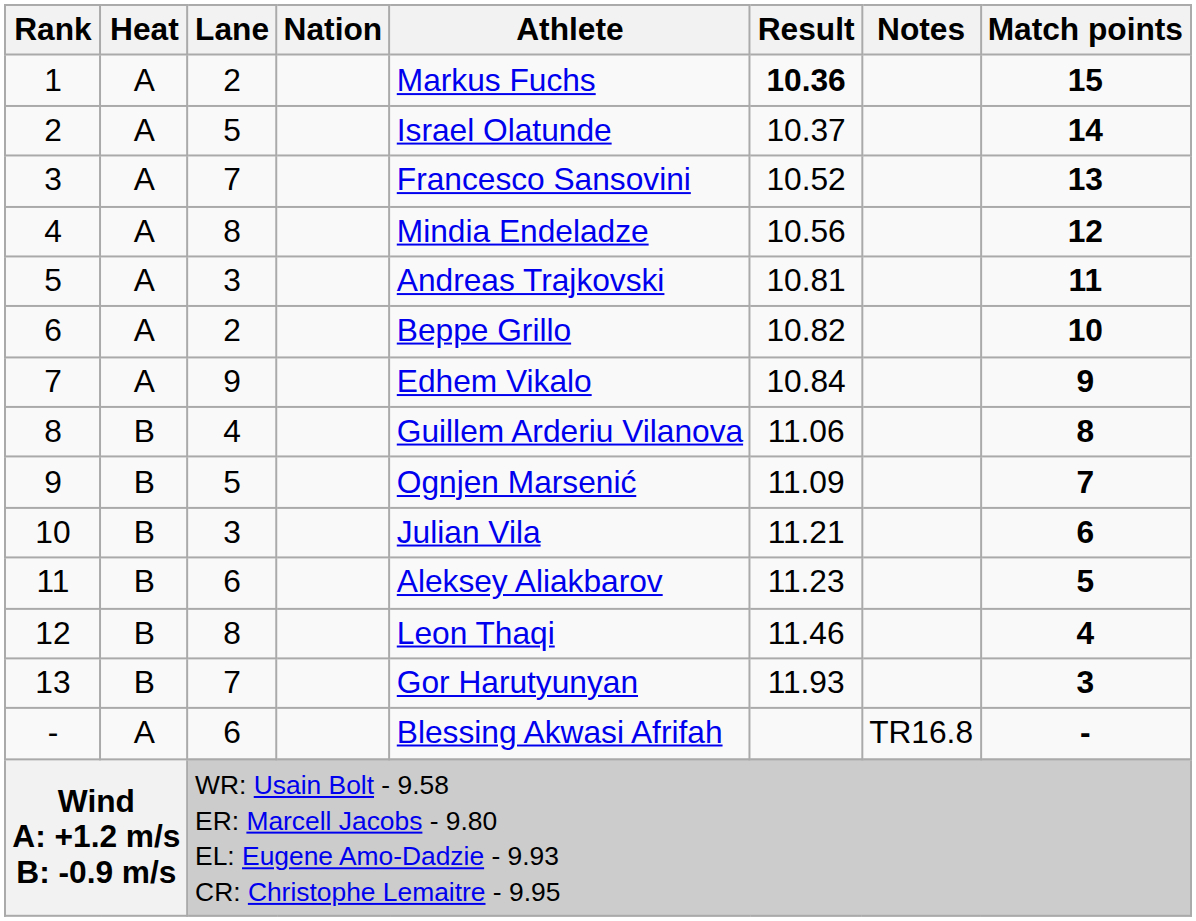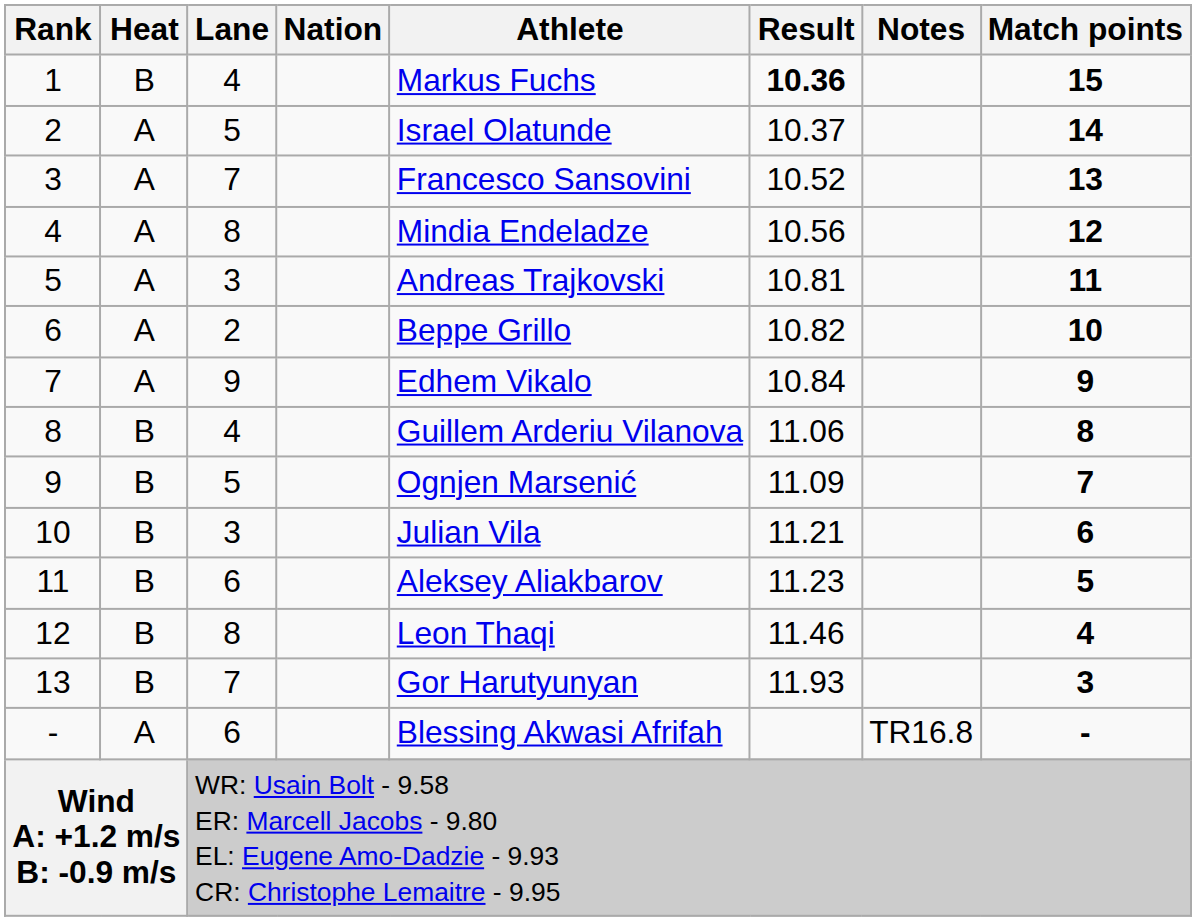(144, 79) A -> (144, 79) B
(232, 79) 2 -> (232, 79) 4
